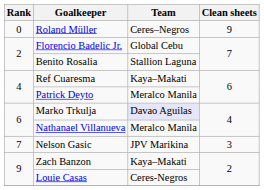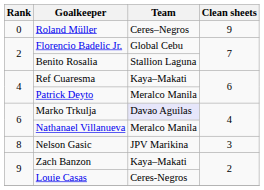(19, 144) 7 -> (19, 144) 8
